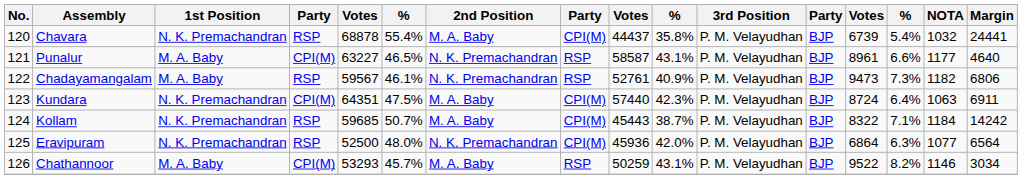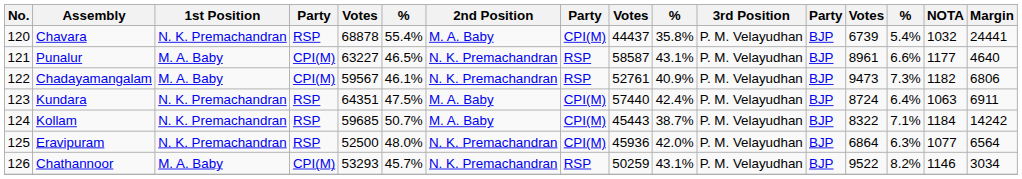(307, 79) RSP -> (314, 79) CPI(M)
(314, 100) CPI(M) -> (307, 100) RSP
(675, 100) 42.3% -> (675, 100) 42.4%
(461, 163) M. A. Baby -> (493, 163) N. K. Premachandran
